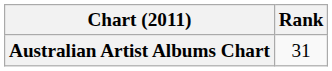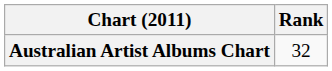(301, 50) 31 -> (301, 50) 32
